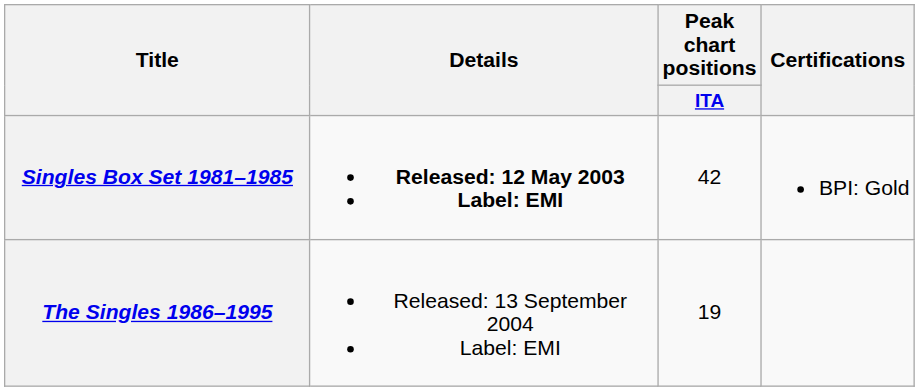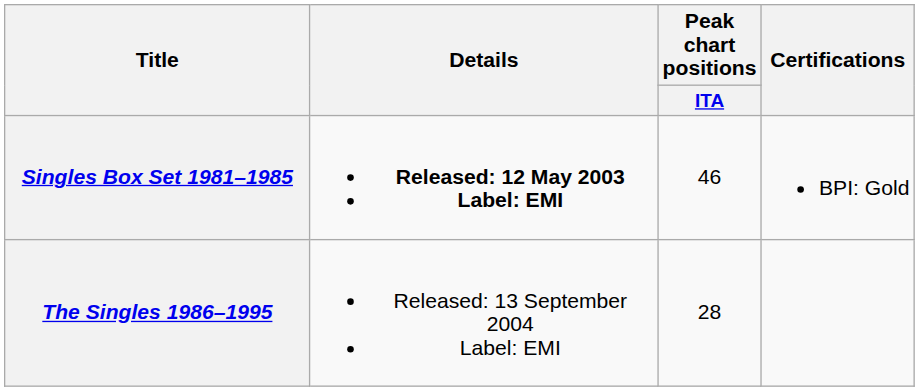(710, 177) 42 -> (710, 177) 46
(710, 312) 19 -> (710, 312) 28
